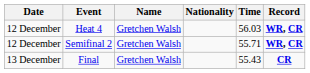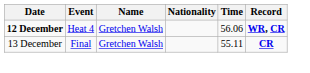(34, 28) normal -> (35, 28) bold
(250, 28) 56.03 -> (232, 28) 56.06
- row: (89, 44)
(250, 60) 55.43 -> (232, 44) 55.11
